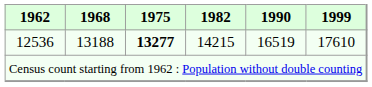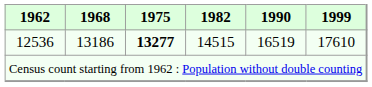(95, 42) 13188 -> (95, 42) 13186
(216, 42) 14215 -> (216, 42) 14515
